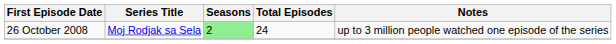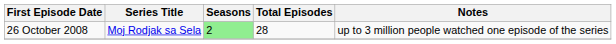(262, 30) 24 -> (262, 30) 28
